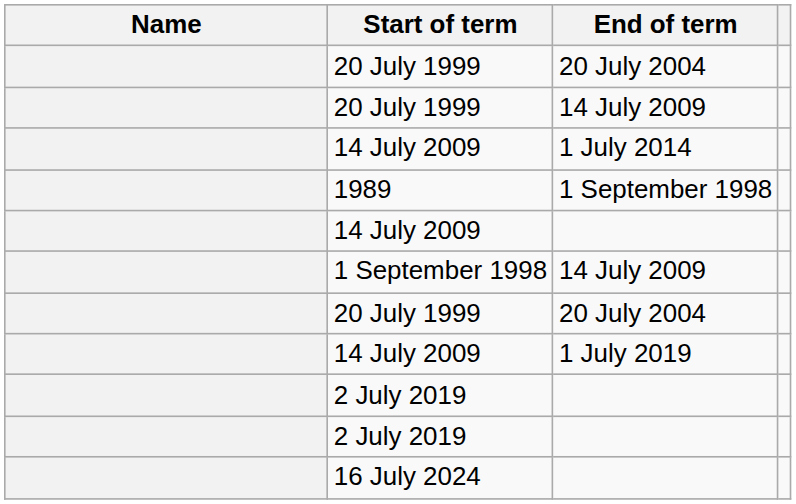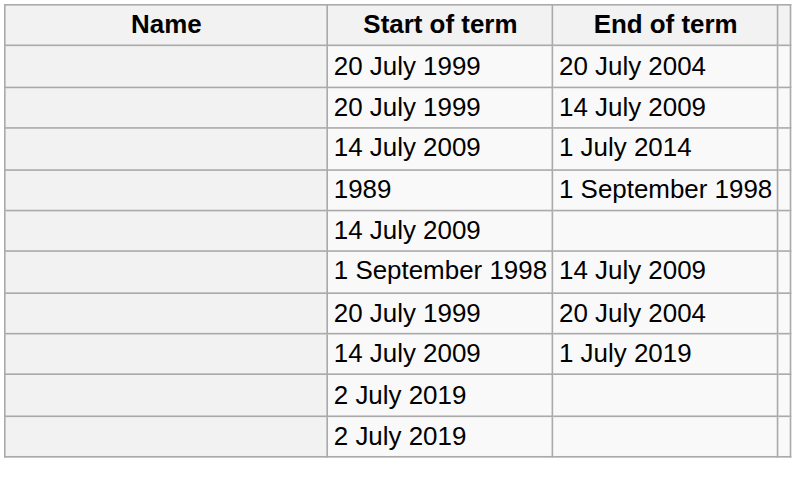- row: (407, 477)
